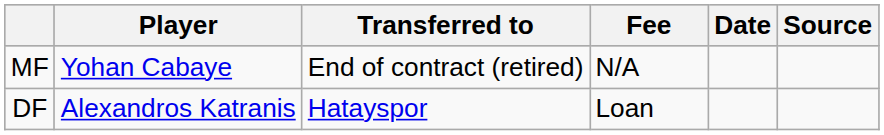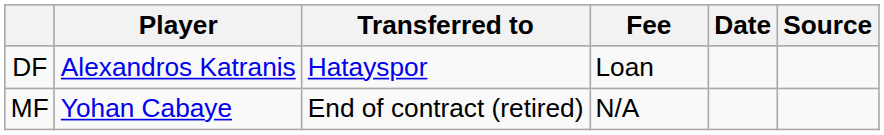rows swapped: (30, 66) <-> (30, 108)
